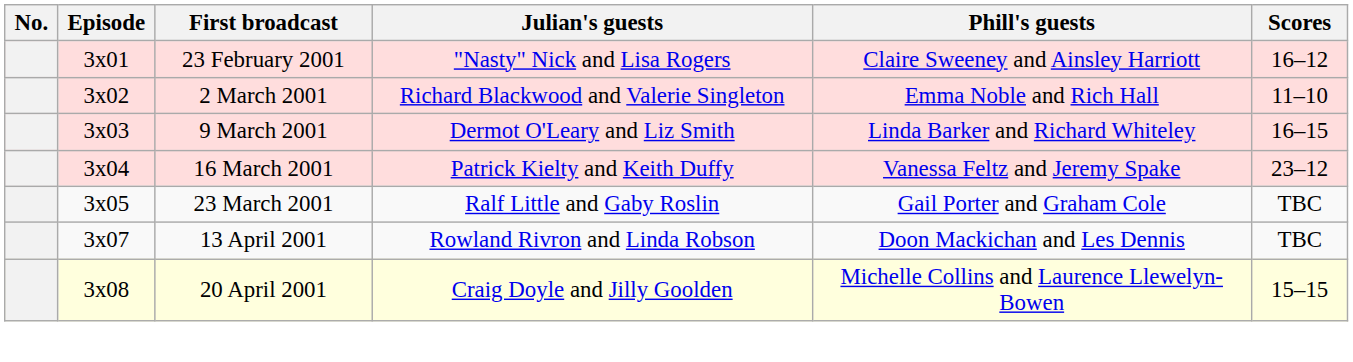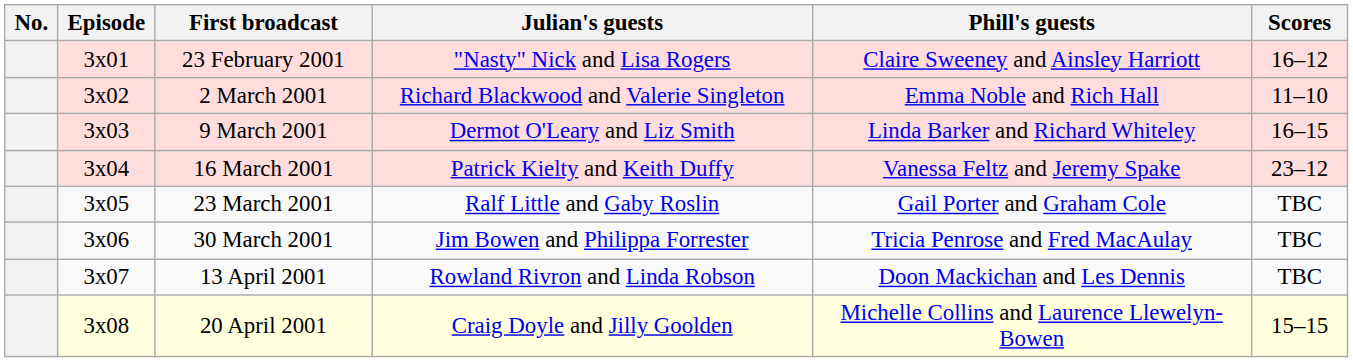+ row: (263, 240)
